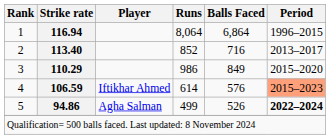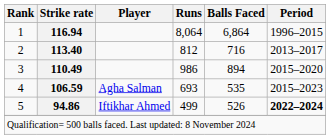(189, 50) 852 -> (189, 50) 812
(66, 69) 110.29 -> (66, 69) 110.49
(236, 69) 849 -> (236, 69) 894
(134, 87) Iftikhar Ahmed -> (130, 87) Agha Salman
(189, 87) 614 -> (189, 87) 693
(236, 87) 576 -> (236, 87) 535
(296, 87) lightsalmon background -> (296, 87) no background
(130, 106) Agha Salman -> (134, 106) Iftikhar Ahmed
